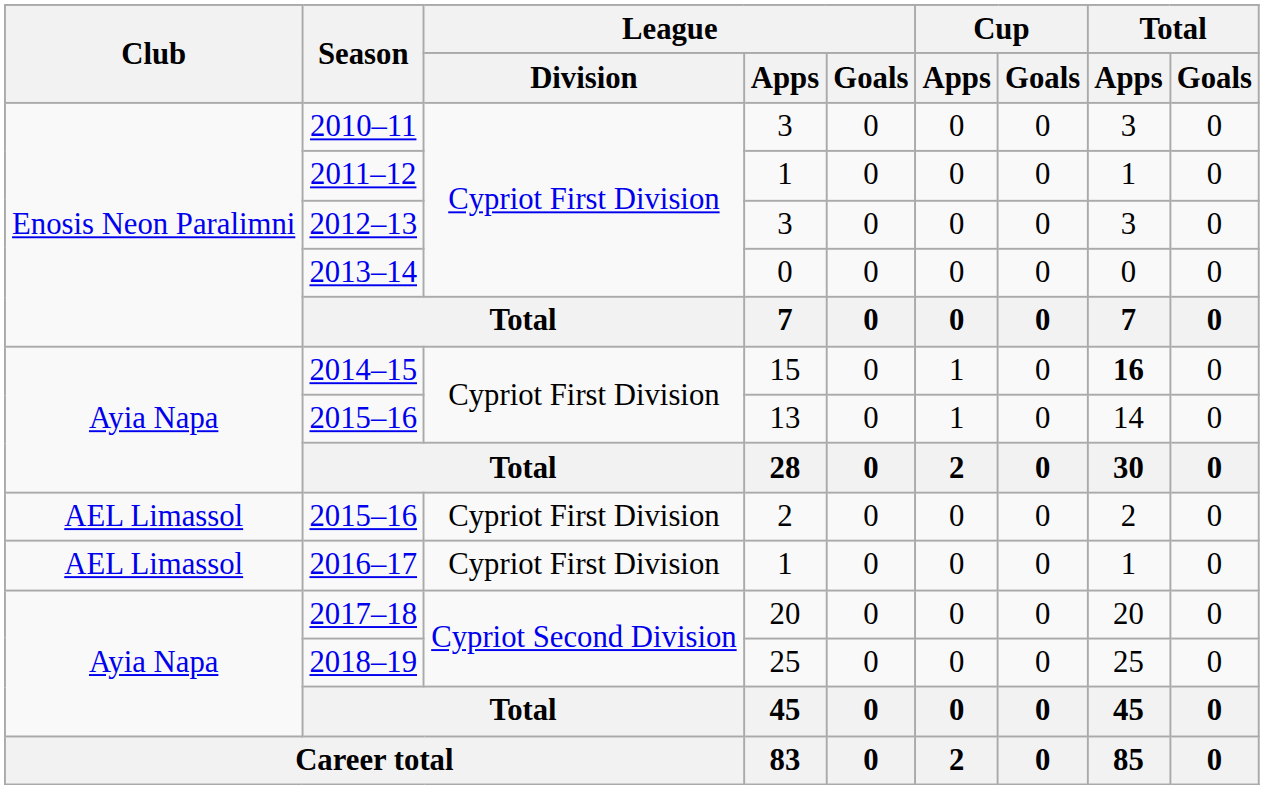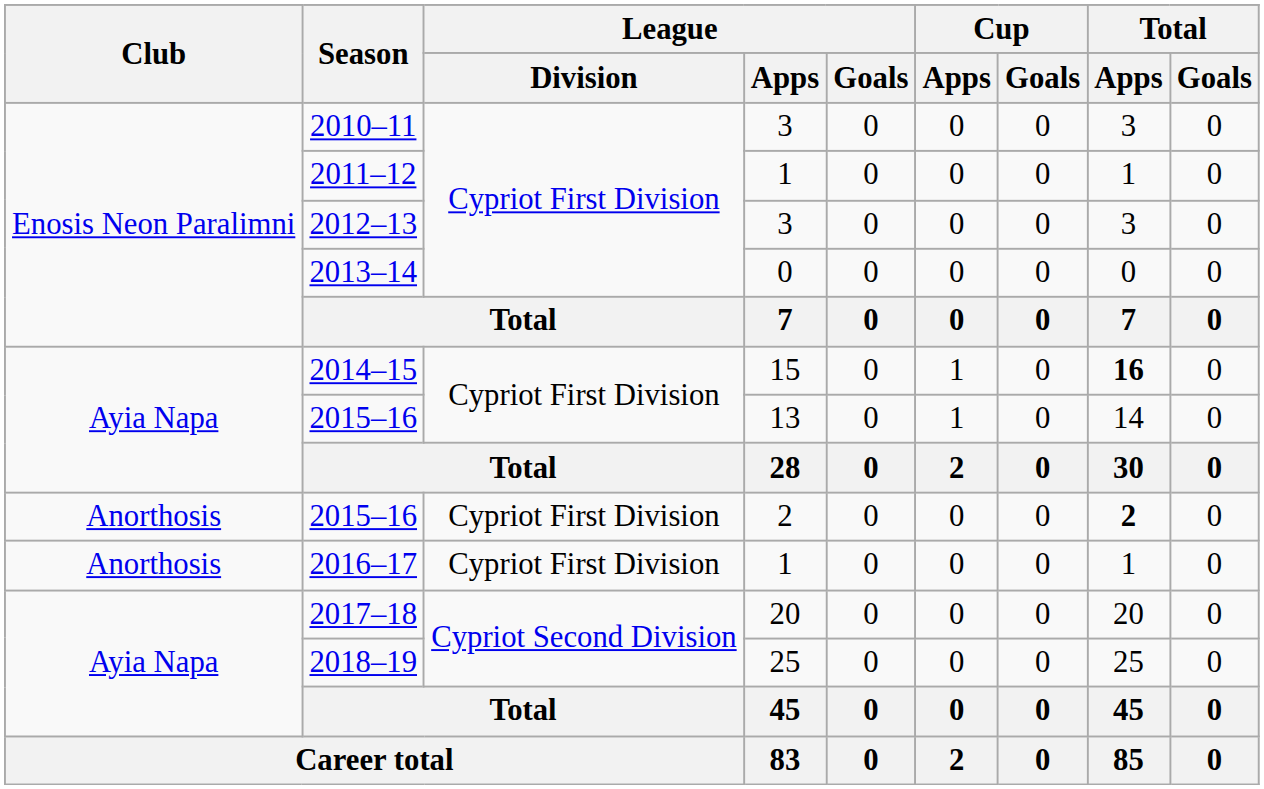(154, 516) AEL Limassol -> (154, 516) Anorthosis
(1128, 516) normal -> (1128, 516) bold
(154, 564) AEL Limassol -> (154, 564) Anorthosis
